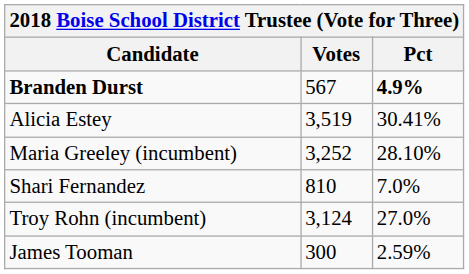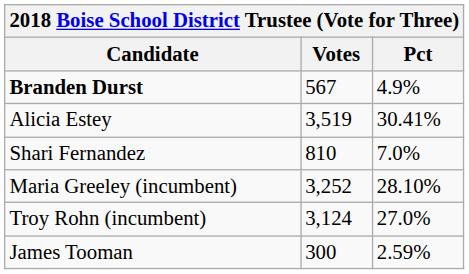(400, 86) bold -> (398, 86) normal
rows swapped: (77, 185) <-> (123, 152)
